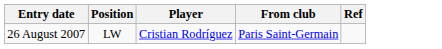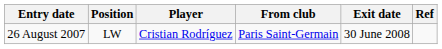+ column: (377, 14)
